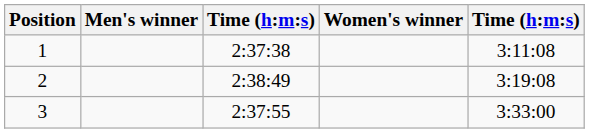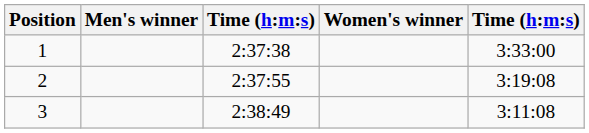(526, 50) 3:11:08 -> (526, 50) 3:33:00
(261, 81) 2:38:49 -> (261, 81) 2:37:55
(261, 111) 2:37:55 -> (261, 111) 2:38:49
(526, 111) 3:33:00 -> (526, 111) 3:11:08
